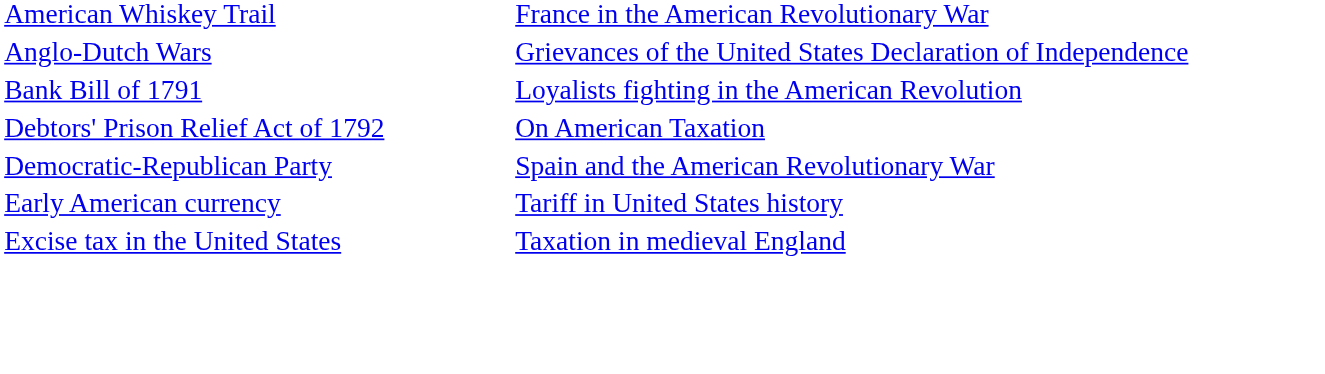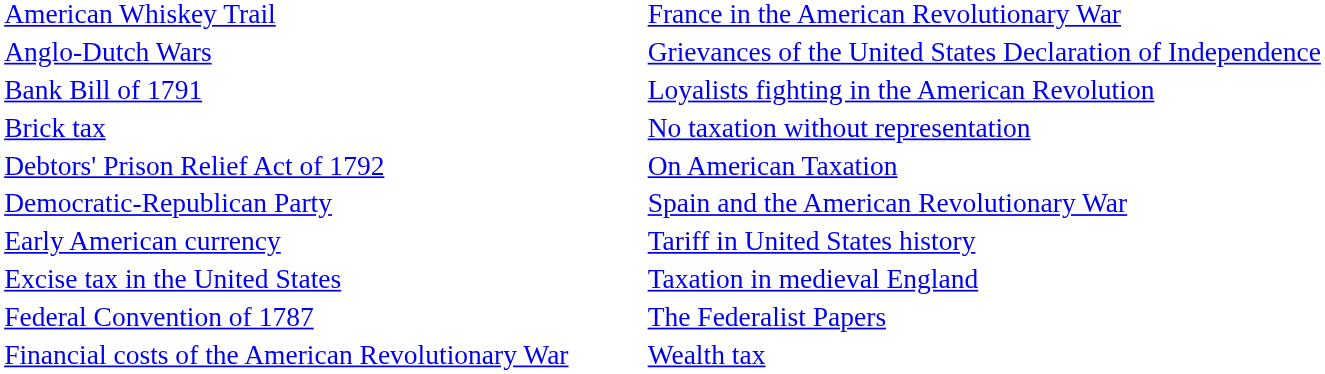+ row: (55, 127)
+ row: (159, 316)
+ row: (286, 354)
